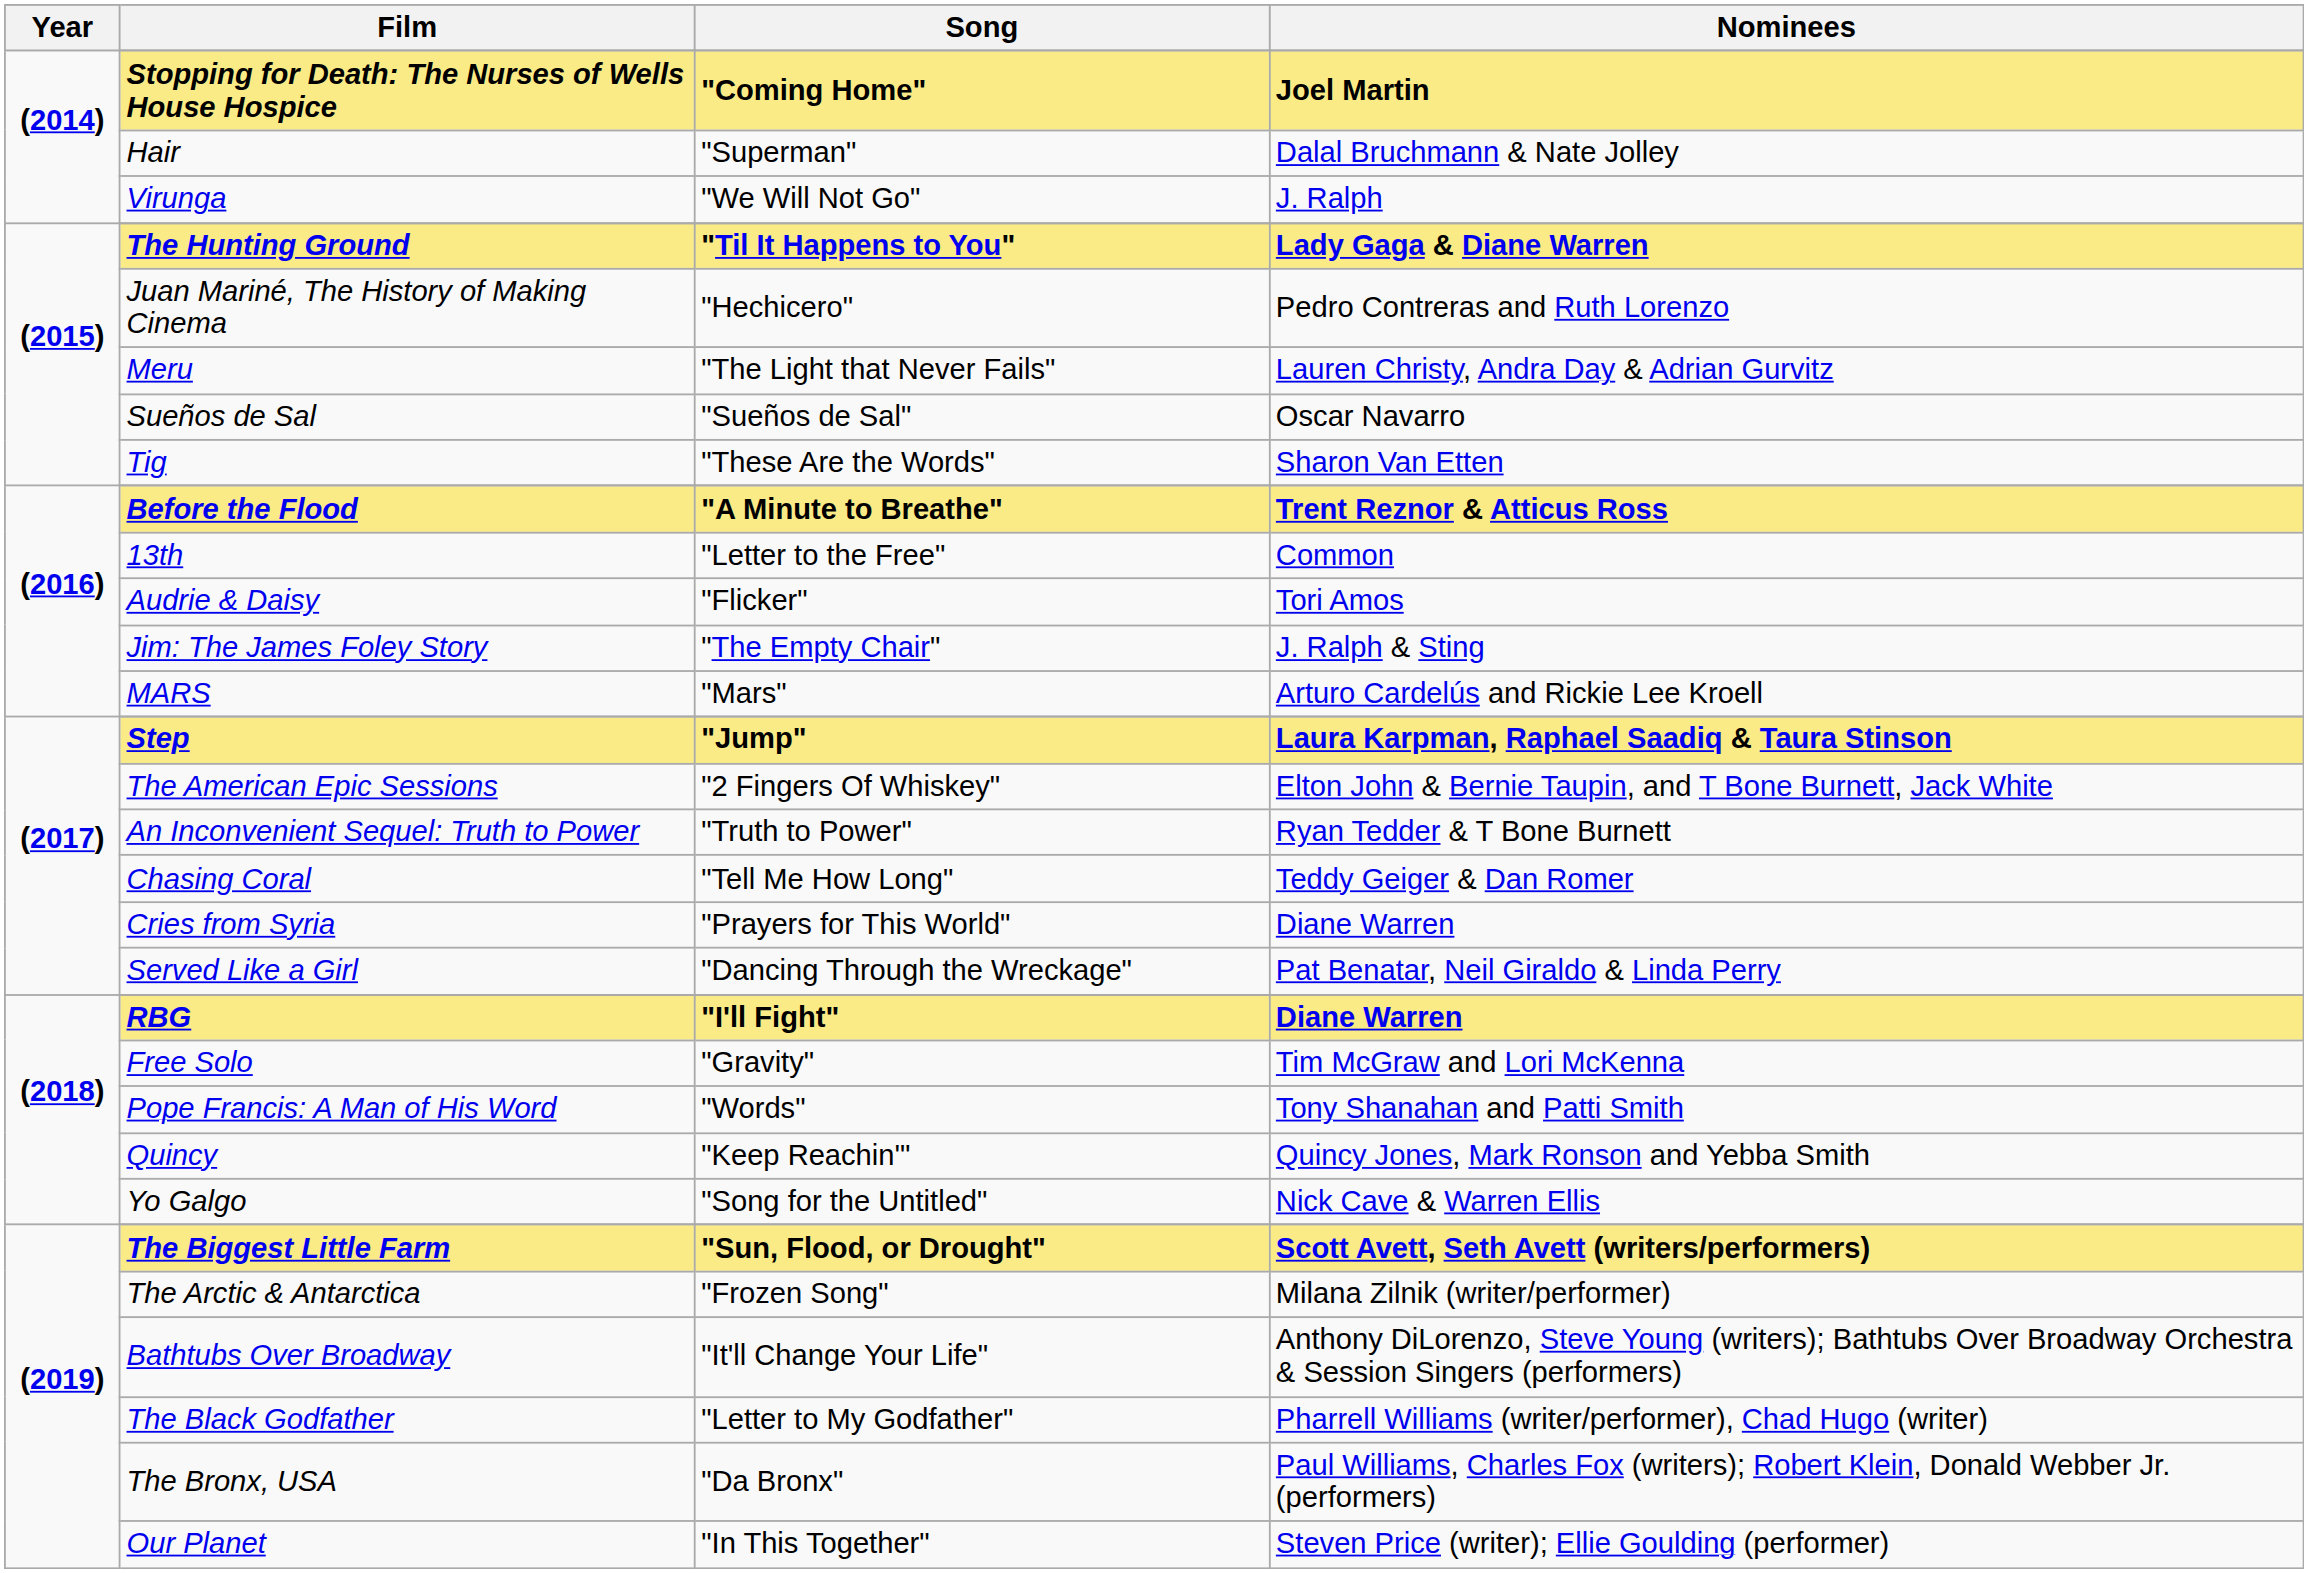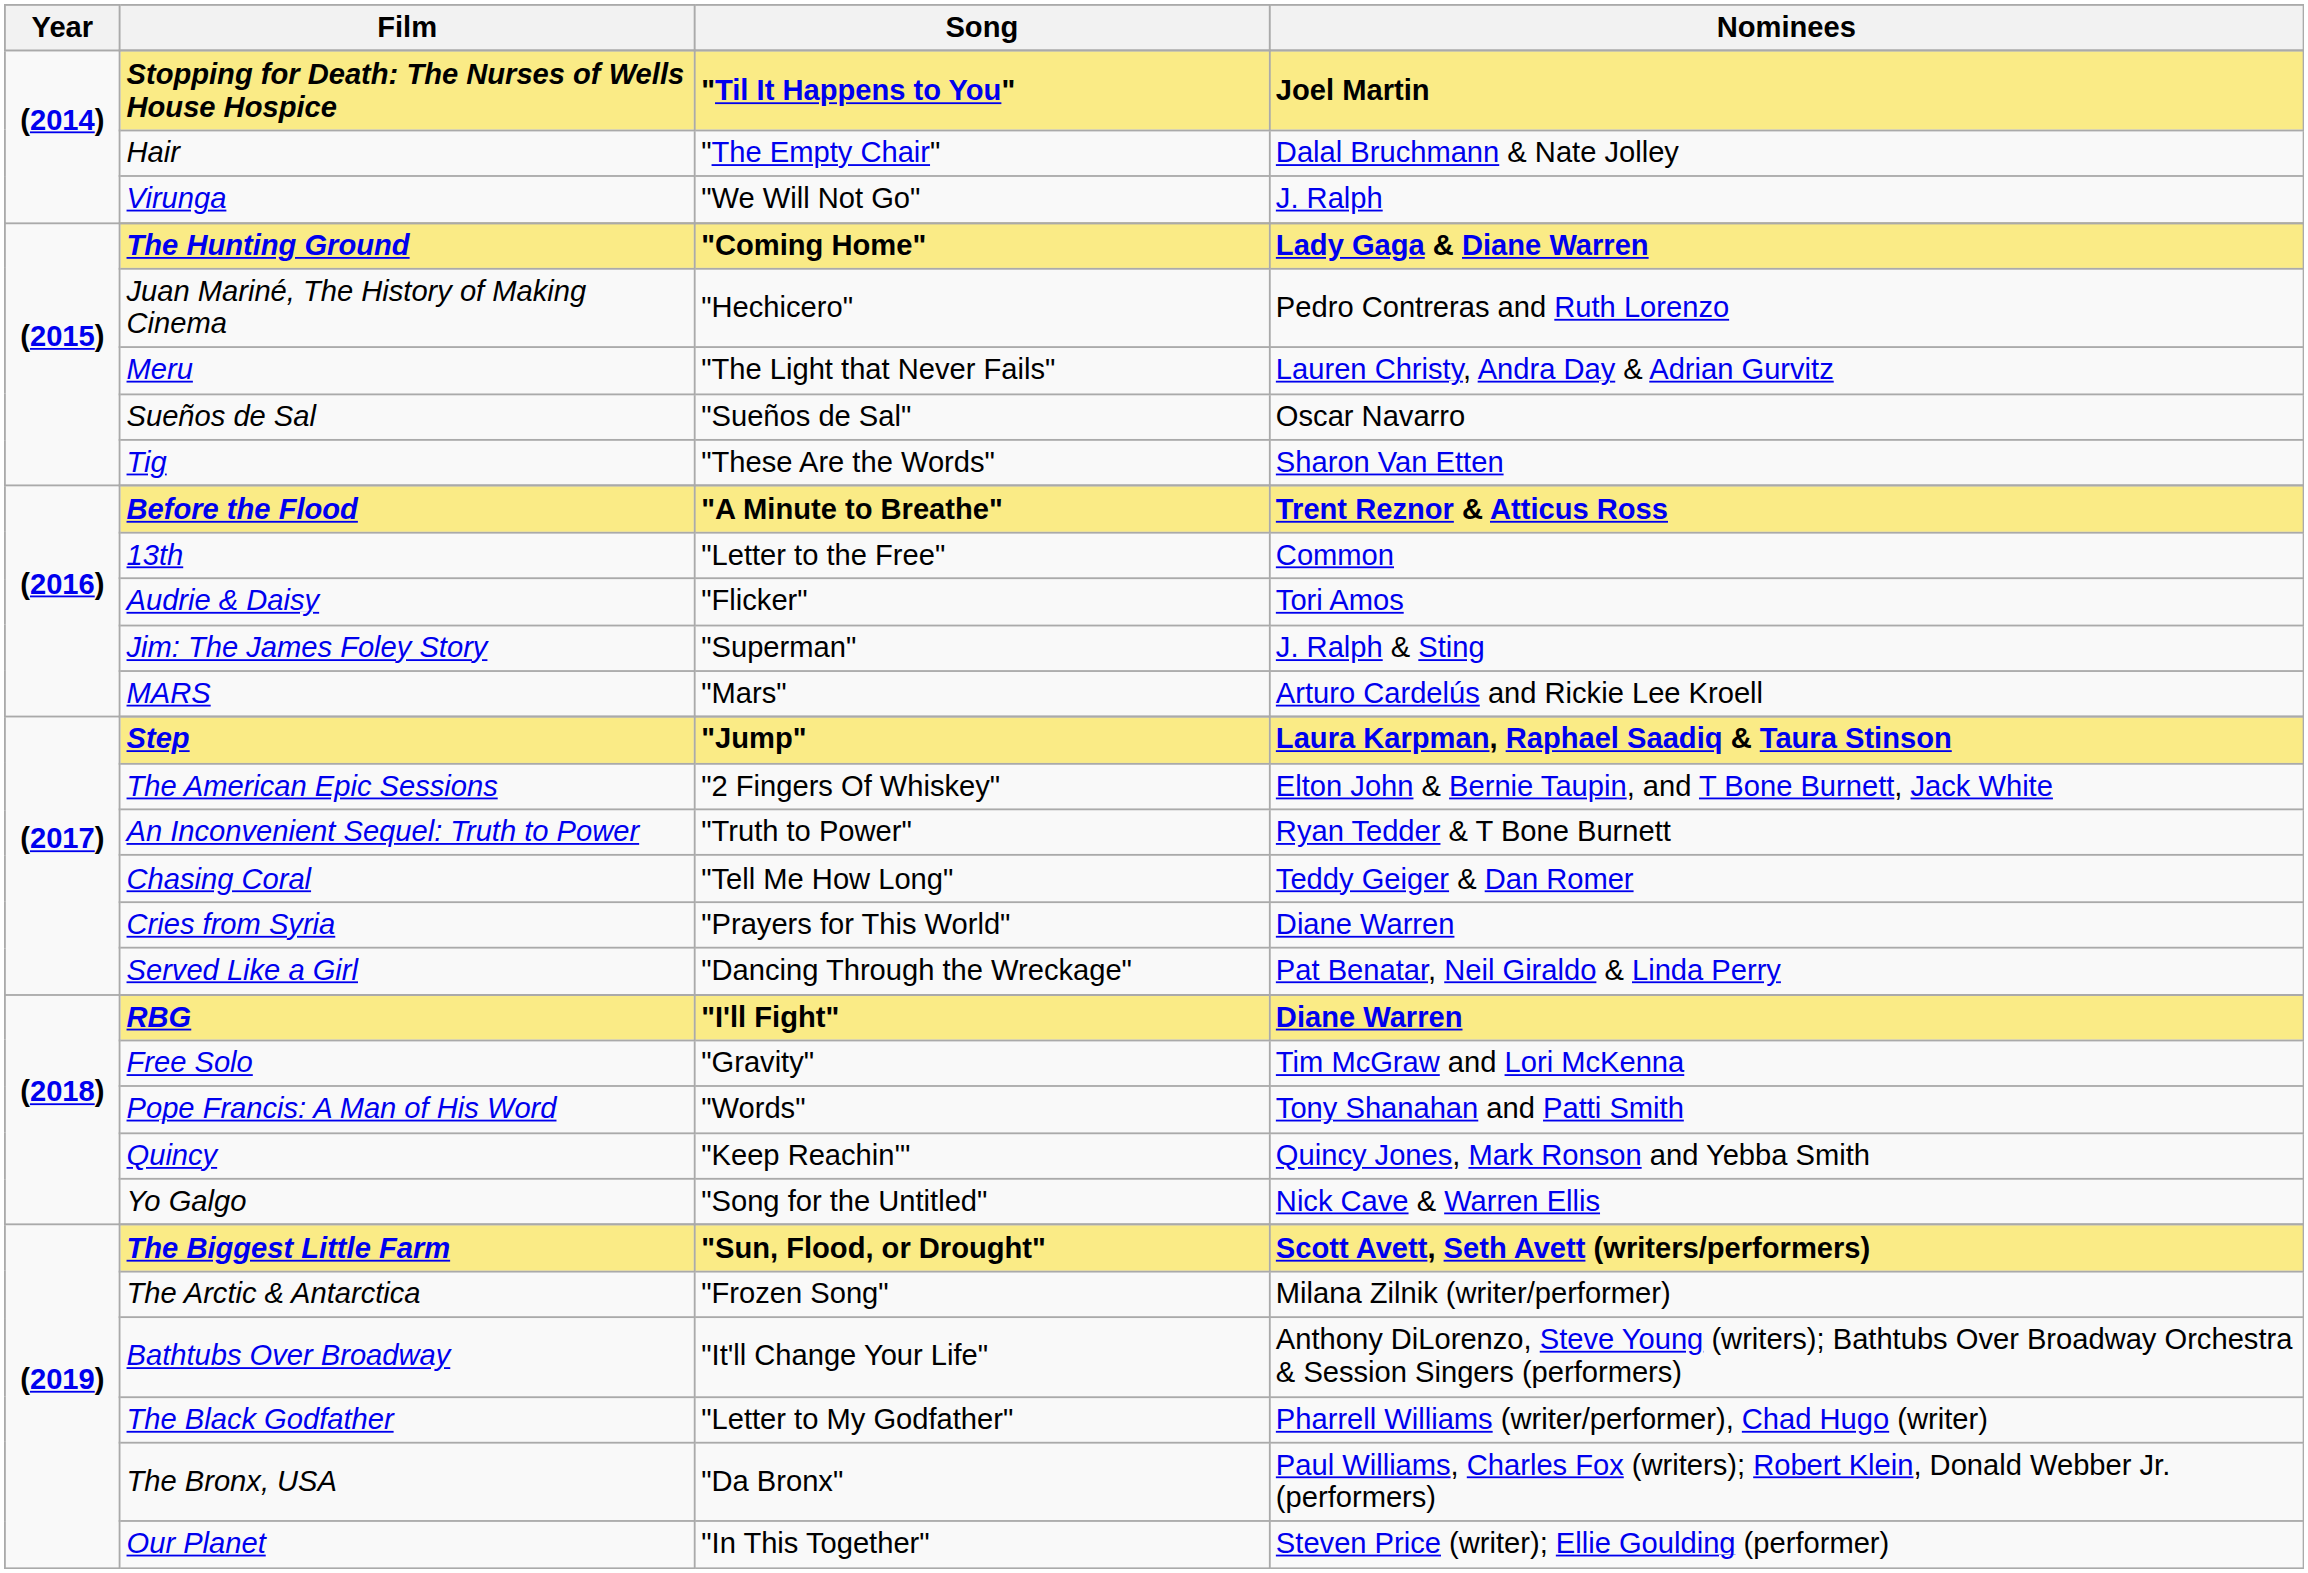(814, 90) "Coming Home" -> (858, 90) "Til It Happens to You"
(779, 152) "Superman" -> (821, 152) "The Empty Chair"
(858, 245) "Til It Happens to You" -> (814, 245) "Coming Home"
(821, 647) "The Empty Chair" -> (779, 647) "Superman"
